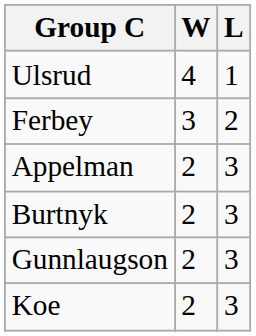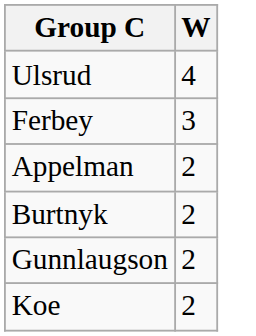- column: (234, 27)
